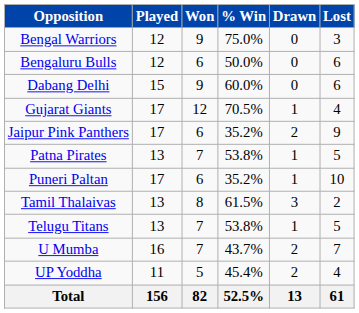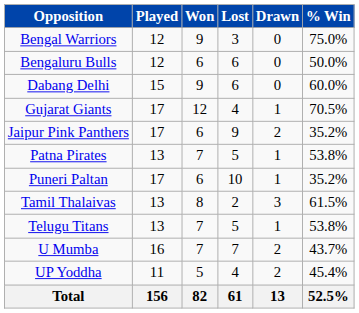columns swapped: (337, 16) <-> (244, 16)
